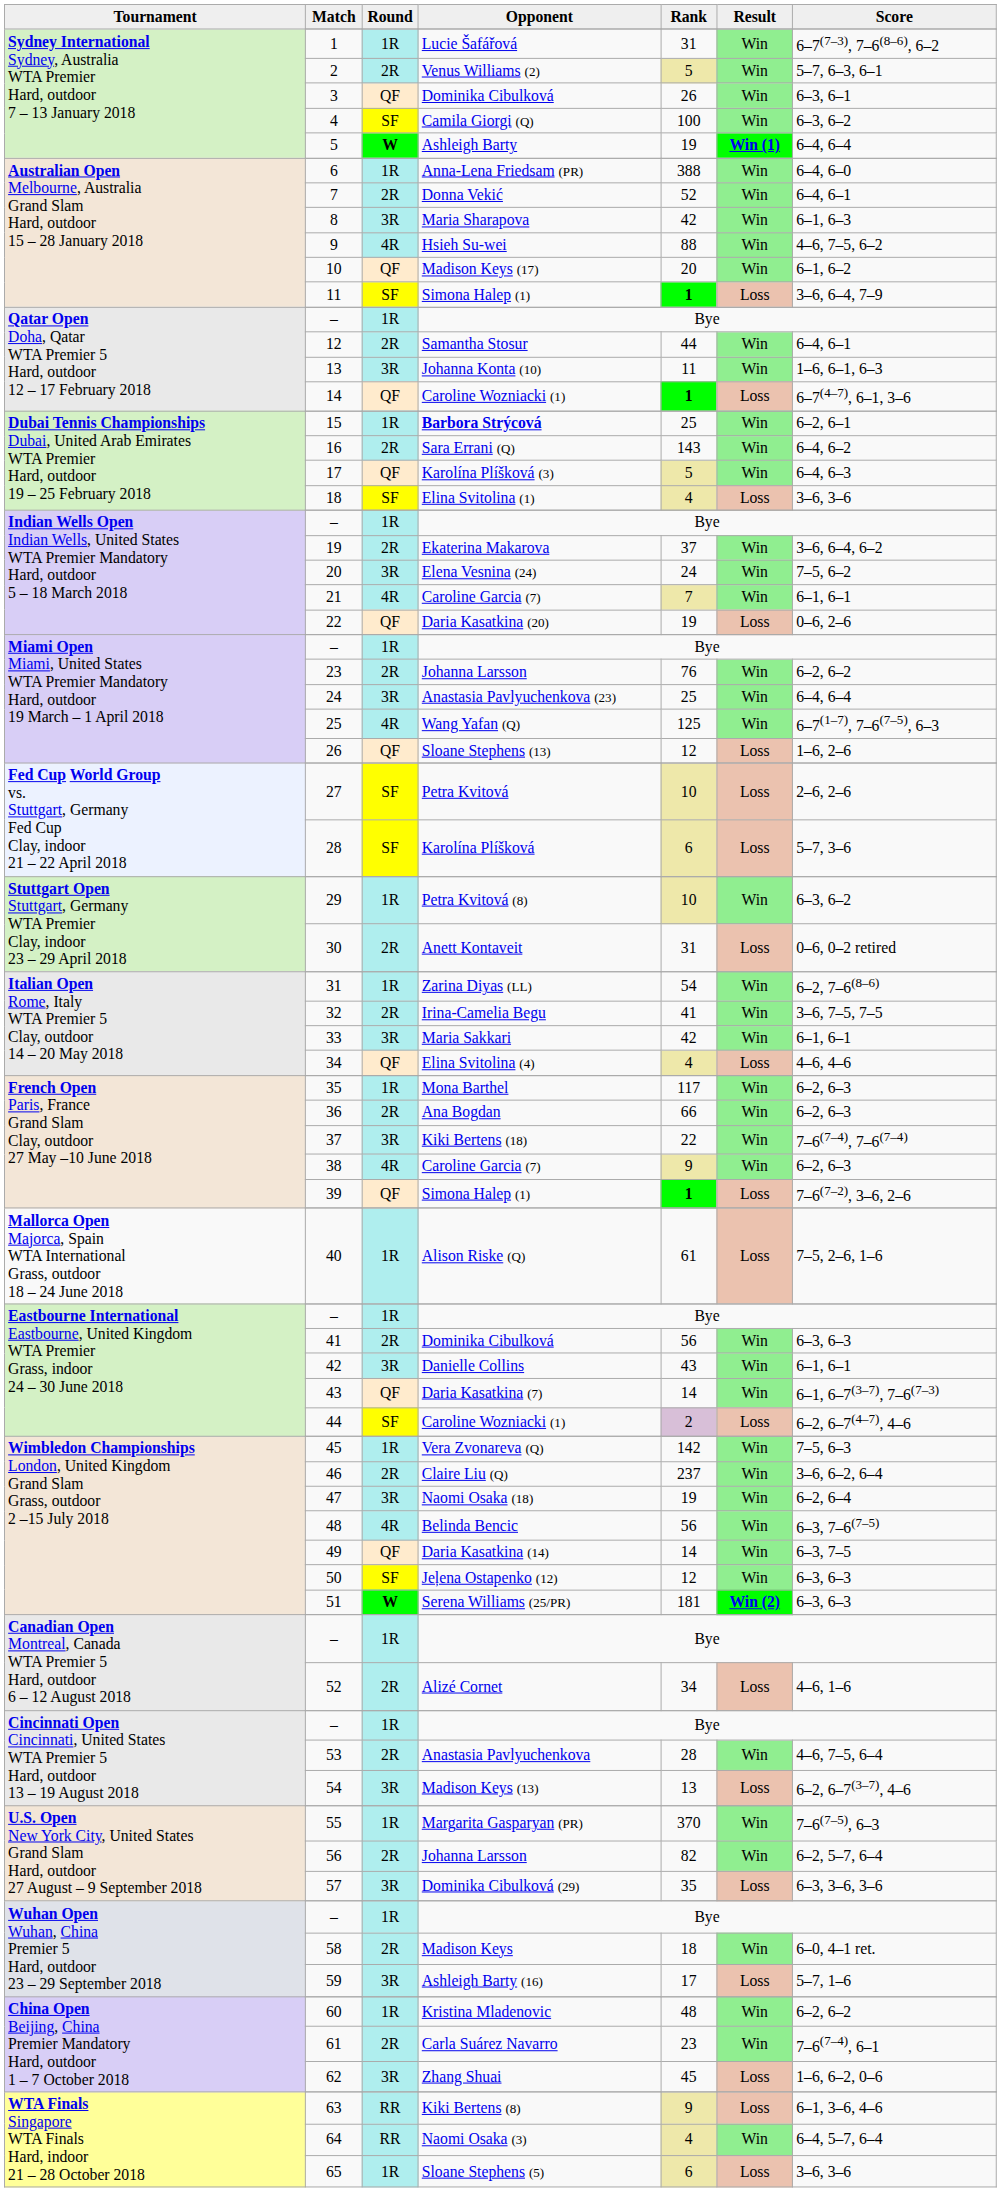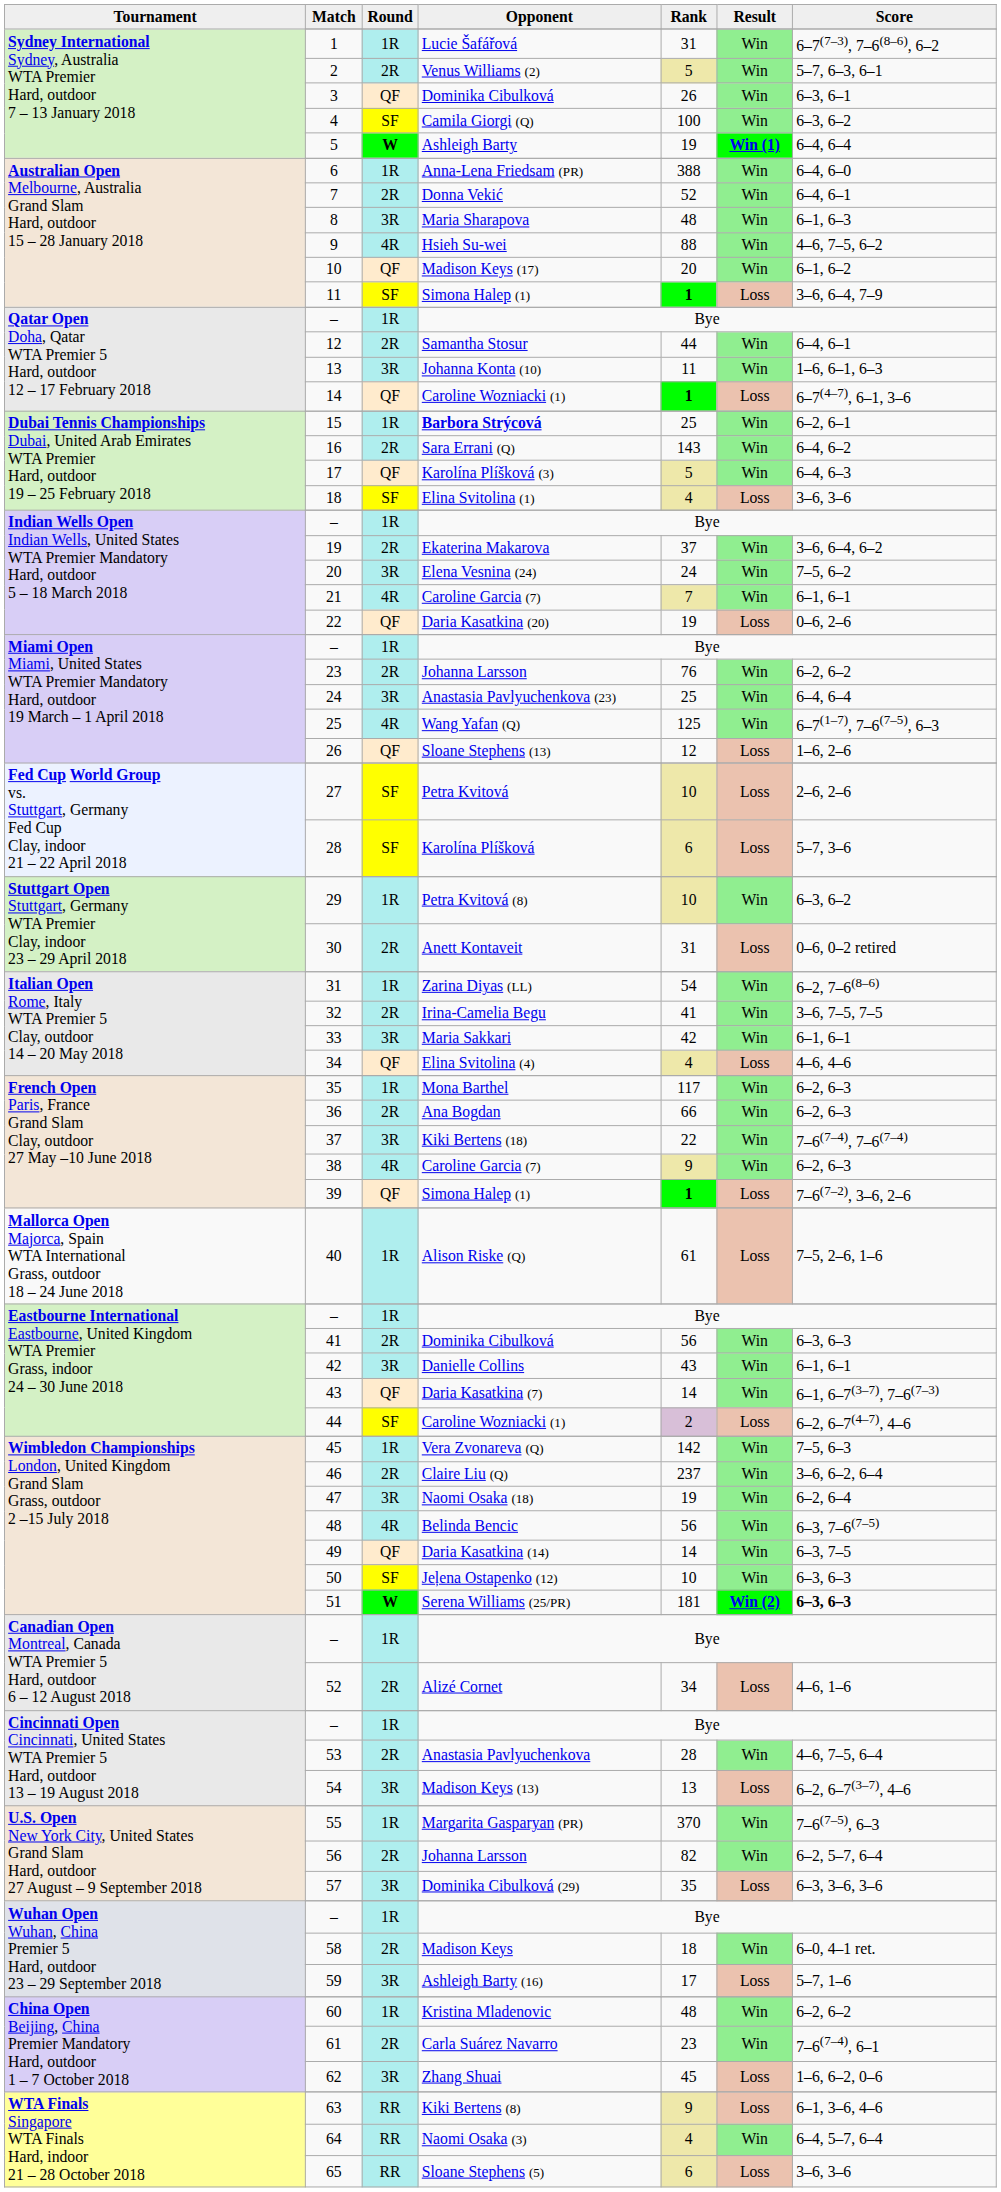(689, 220) 42 -> (689, 220) 48
(689, 1577) 12 -> (689, 1577) 10
(824, 1602) normal -> (824, 1602) bold
(390, 2171) 1R -> (390, 2171) RR
